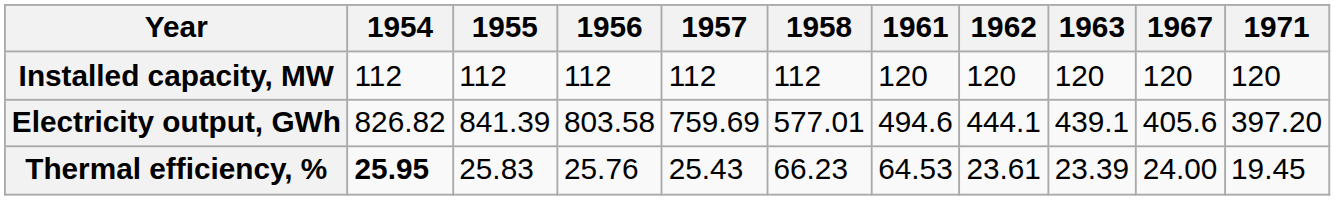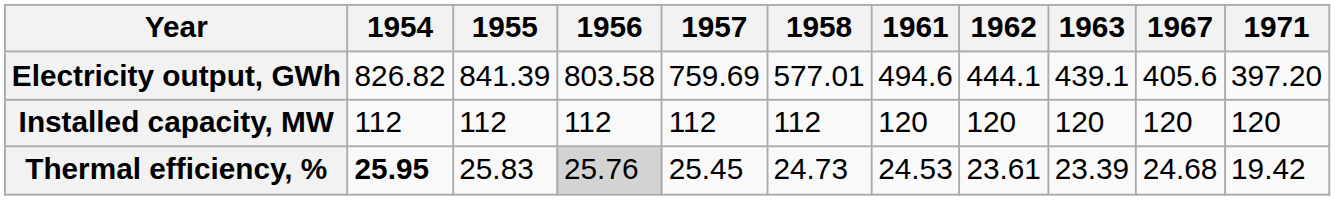rows swapped: (176, 75) <-> (176, 122)
(601, 169) no background -> (601, 169) lightgrey background
(706, 169) 25.43 -> (706, 169) 25.45
(811, 169) 66.23 -> (811, 169) 24.73
(915, 169) 64.53 -> (915, 169) 24.53
(1180, 169) 24.00 -> (1180, 169) 24.68
(1268, 169) 19.45 -> (1268, 169) 19.42
